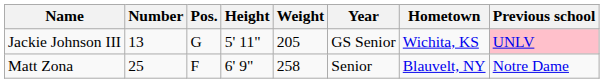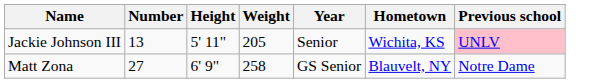- column: (204, 16)
(363, 41) GS Senior -> (317, 41) Senior
(136, 66) 25 -> (136, 66) 27
(352, 66) Senior -> (329, 66) GS Senior
